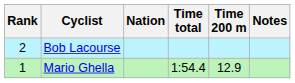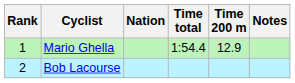rows swapped: (79, 68) <-> (82, 48)
